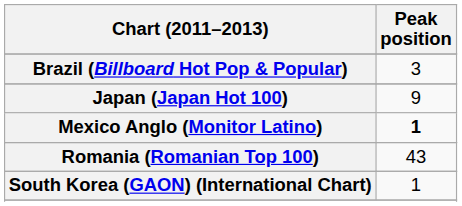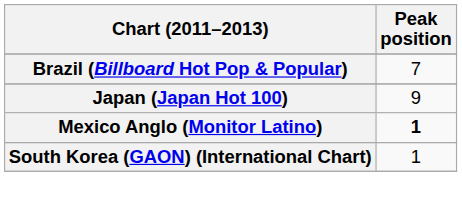(416, 68) 3 -> (416, 68) 7
- row: (190, 156)
